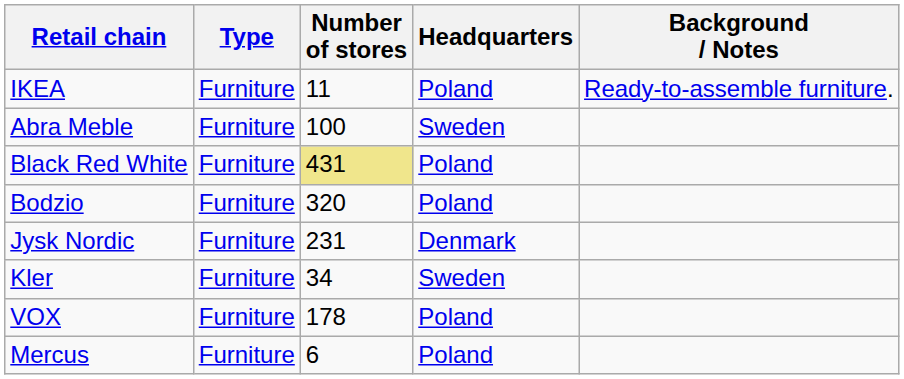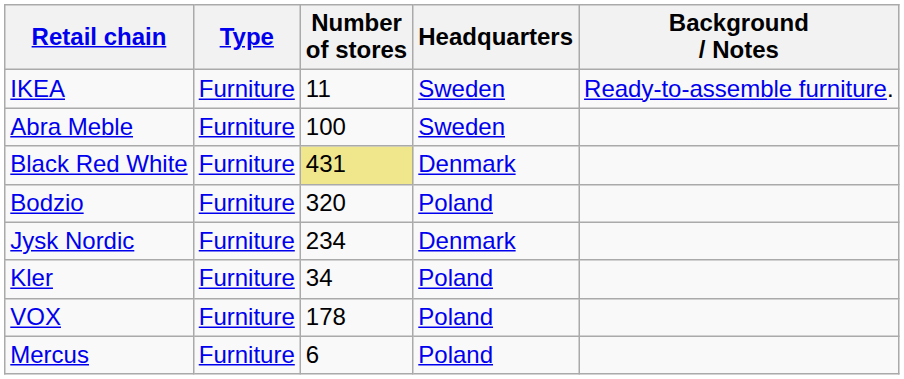(456, 88) Poland -> (462, 88) Sweden
(456, 164) Poland -> (467, 164) Denmark
(326, 240) 231 -> (326, 240) 234
(462, 278) Sweden -> (456, 278) Poland
